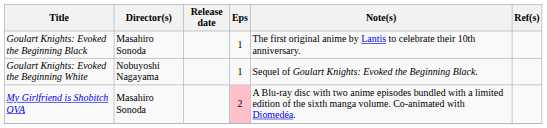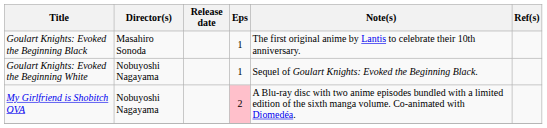(135, 104) Masahiro Sonoda -> (138, 104) Nobuyoshi Nagayama
